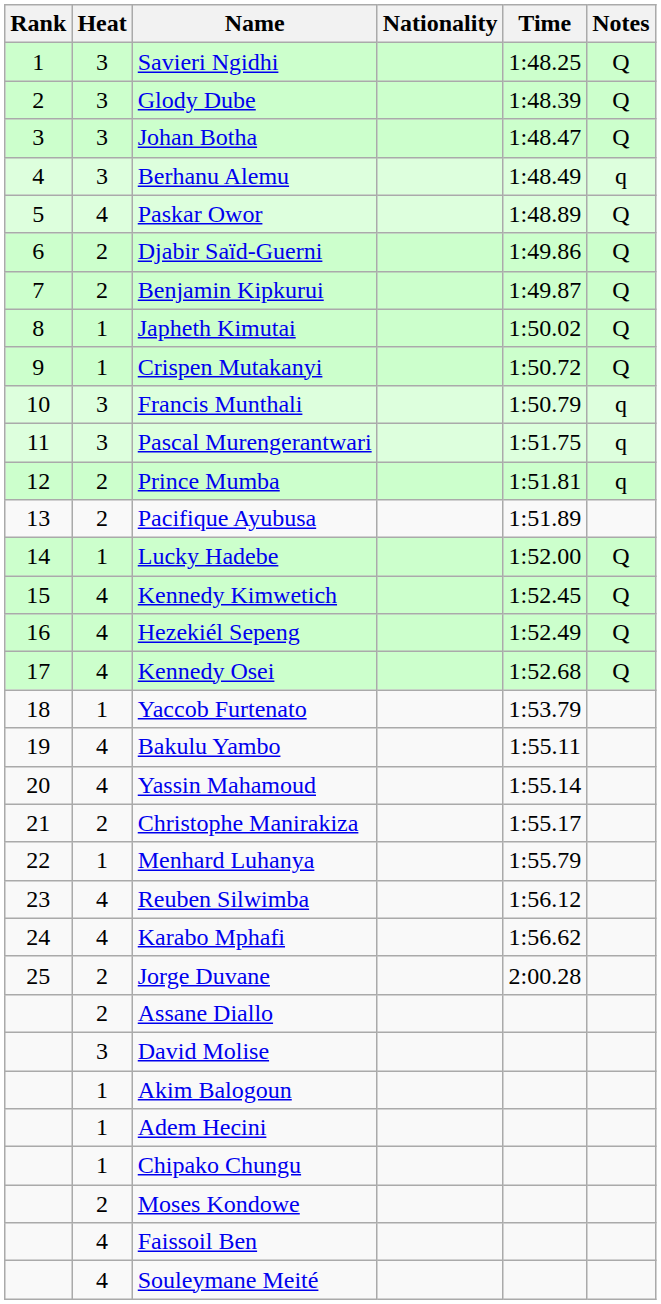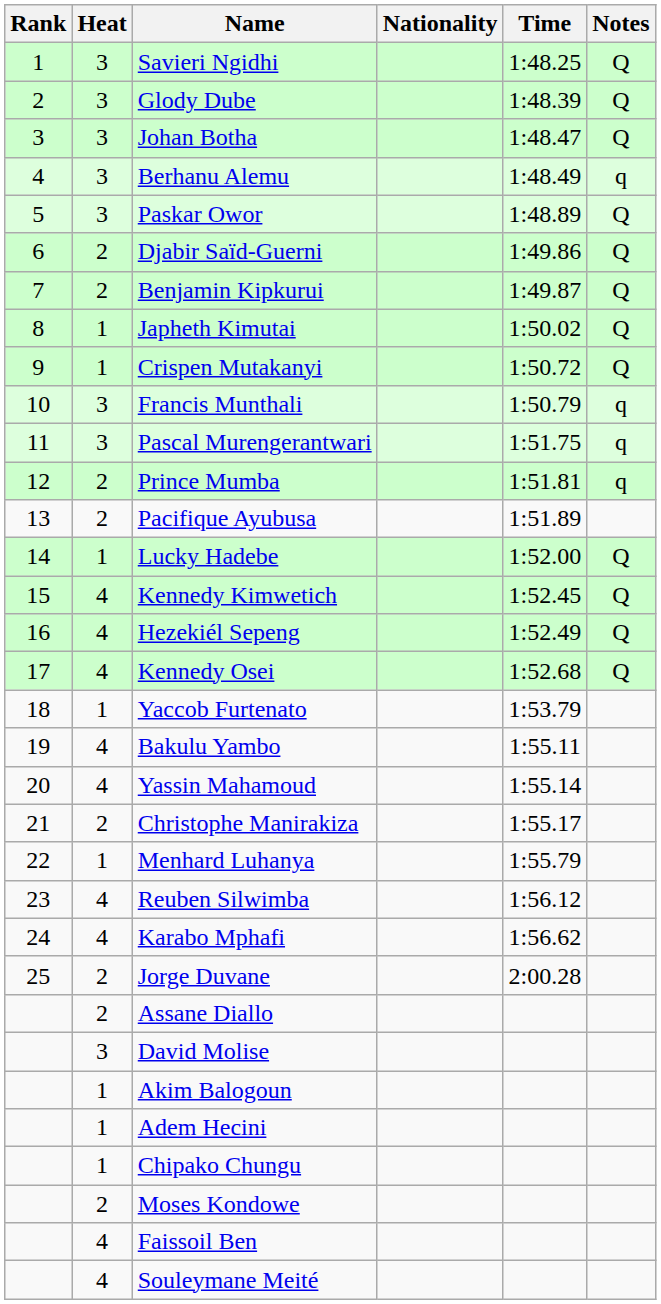(102, 213) 4 -> (102, 213) 3
